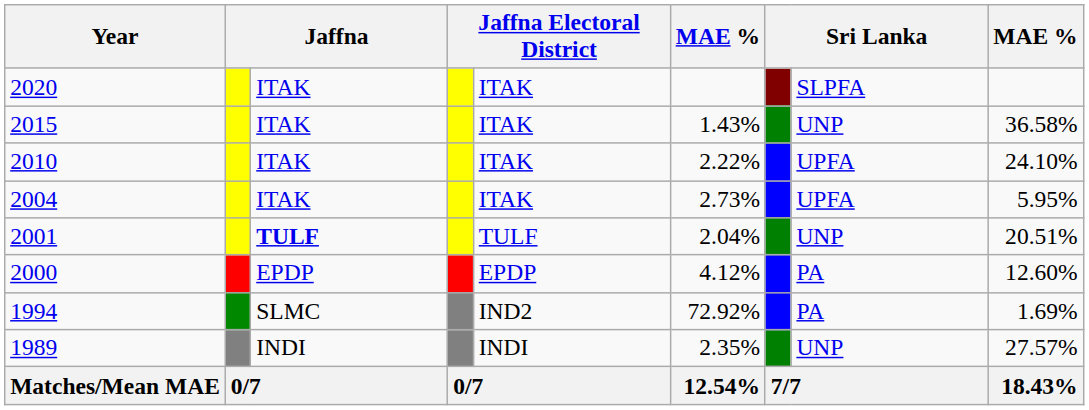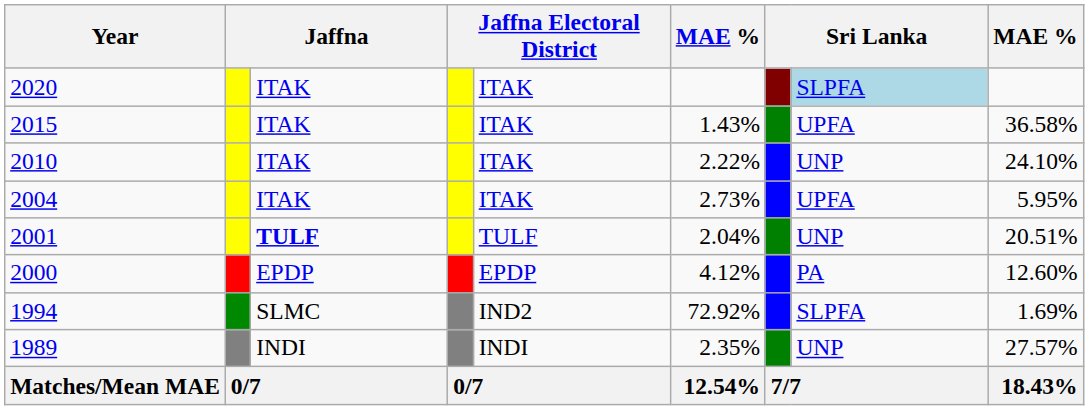(831, 86) no background -> (831, 86) lightblue background
(820, 124) UNP -> (826, 124) UPFA
(826, 161) UPFA -> (820, 161) UNP
(810, 310) PA -> (831, 310) SLPFA
